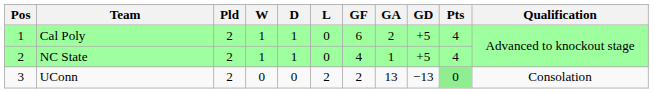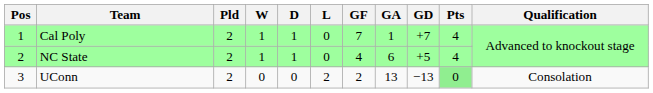(359, 35) 6 -> (359, 35) 7
(391, 35) 2 -> (391, 35) 1
(423, 35) +5 -> (423, 35) +7
(391, 56) 1 -> (391, 56) 6
